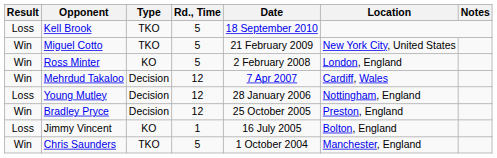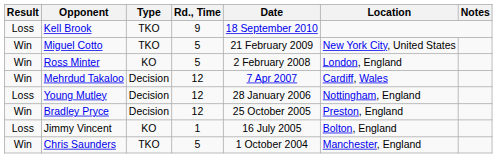(197, 29) 5 -> (197, 29) 9
